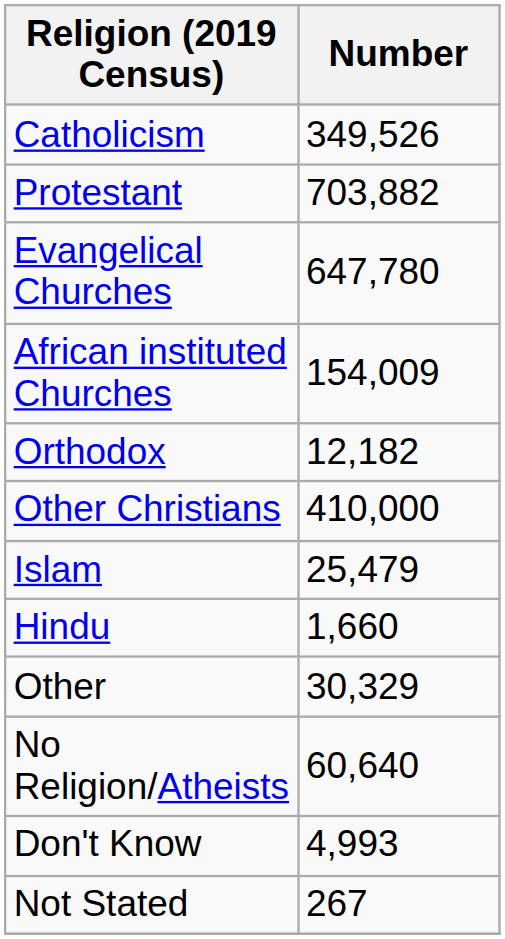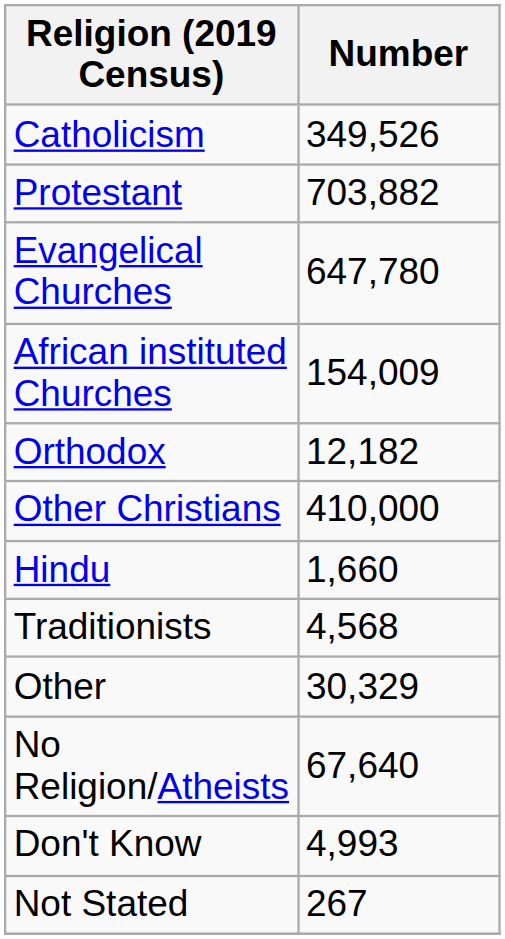- row: (58, 568)
+ row: (113, 627)
(363, 765) 60,640 -> (363, 765) 67,640
